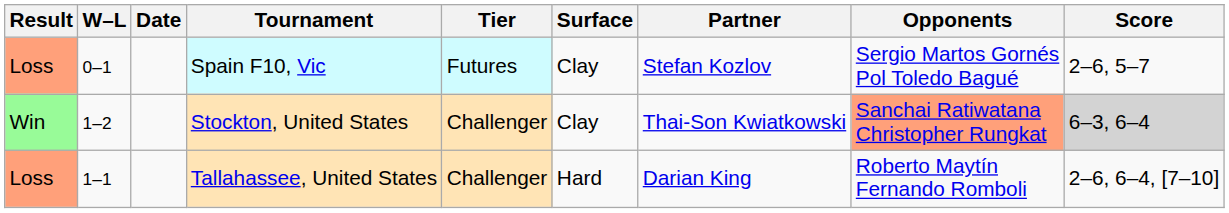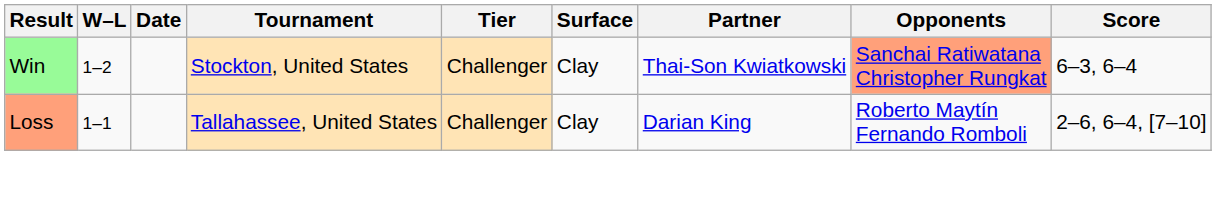- row: (258, 65)
(1109, 122) lightgrey background -> (1097, 65) no background
(579, 178) Hard -> (578, 122) Clay
